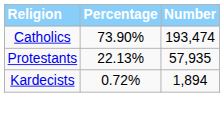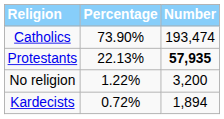(190, 59) normal -> (190, 59) bold
+ row: (42, 80)
